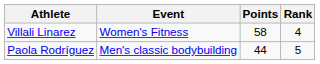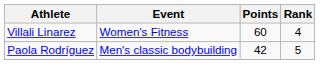(260, 32) 58 -> (260, 32) 60
(260, 51) 44 -> (260, 51) 42
